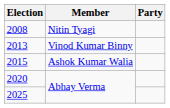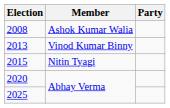(72, 29) Nitin Tyagi -> (90, 29) Ashok Kumar Walia
(90, 62) Ashok Kumar Walia -> (72, 62) Nitin Tyagi
